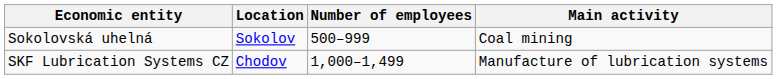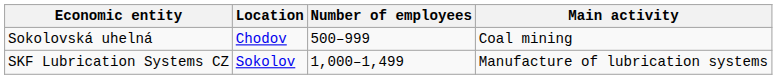(266, 39) Sokolov -> (261, 39) Chodov
(261, 62) Chodov -> (266, 62) Sokolov
